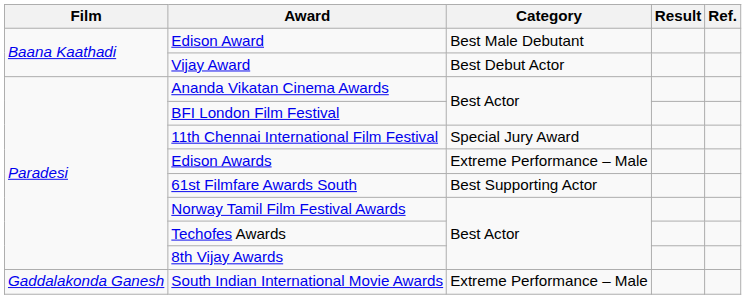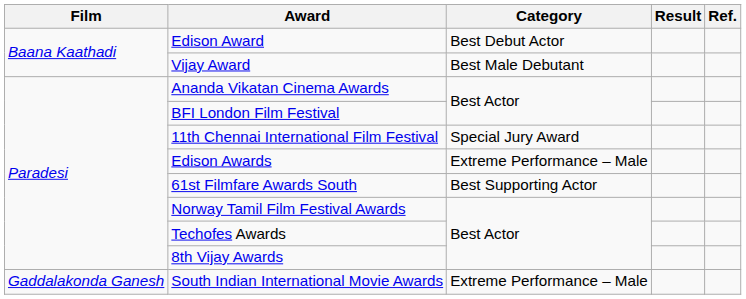(517, 40) Best Male Debutant -> (507, 40) Best Debut Actor
(507, 64) Best Debut Actor -> (517, 64) Best Male Debutant
